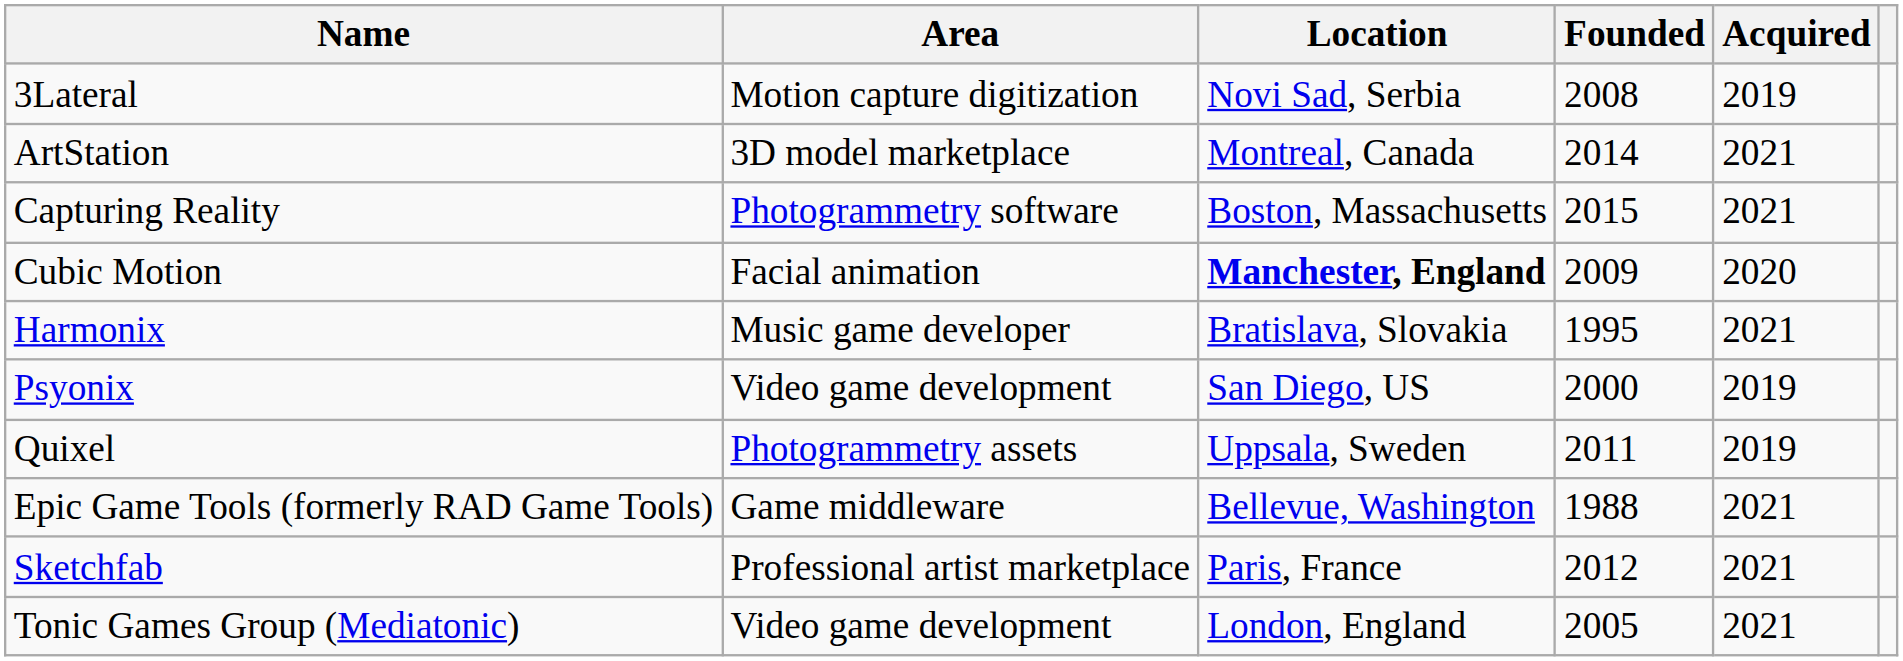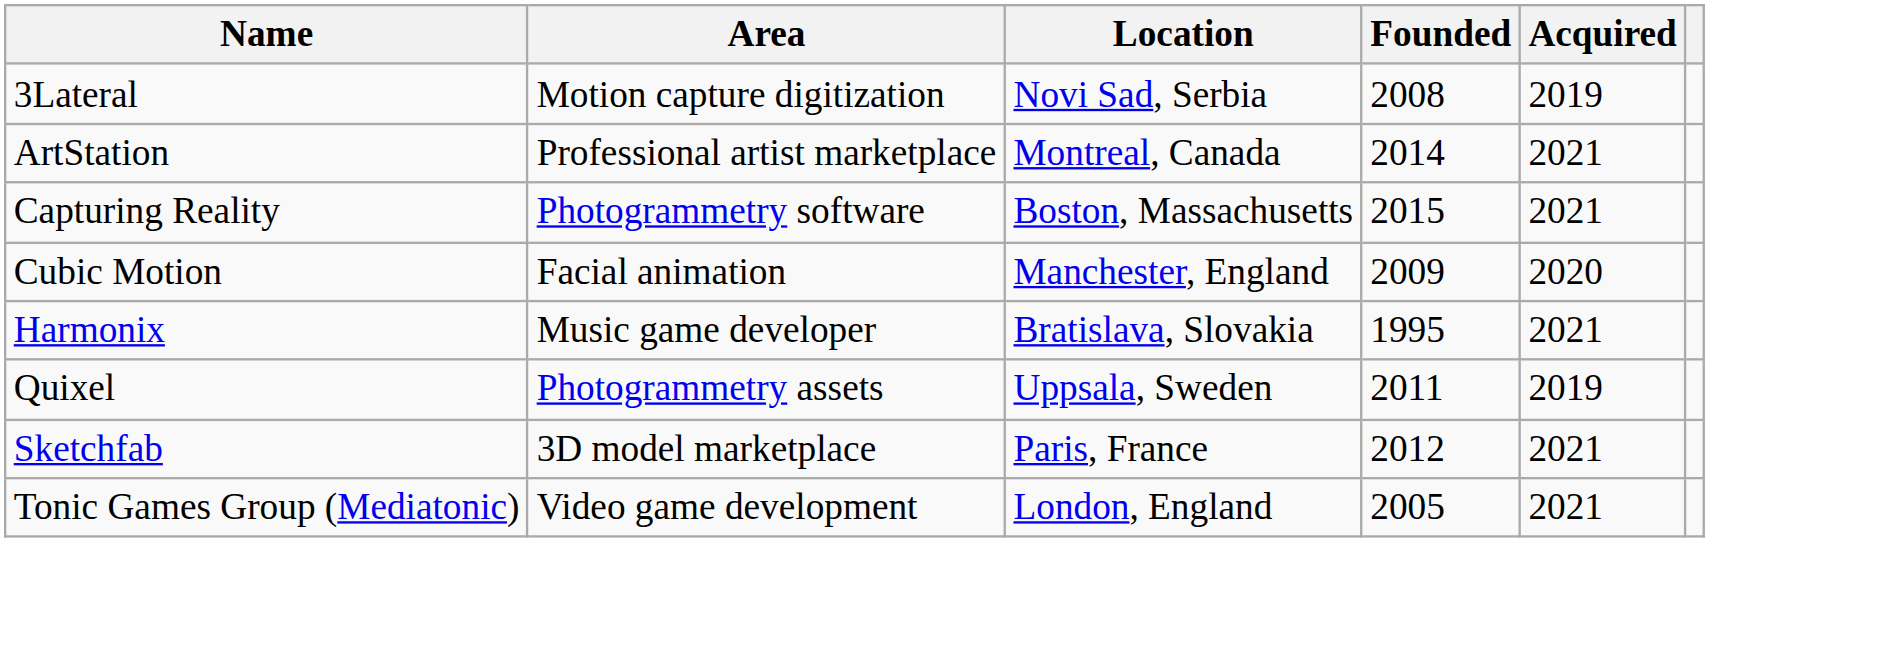(900, 152) 3D model marketplace -> (766, 152) Professional artist marketplace
(1376, 270) bold -> (1171, 270) normal
- row: (74, 388)
- row: (364, 507)
(960, 566) Professional artist marketplace -> (706, 447) 3D model marketplace
